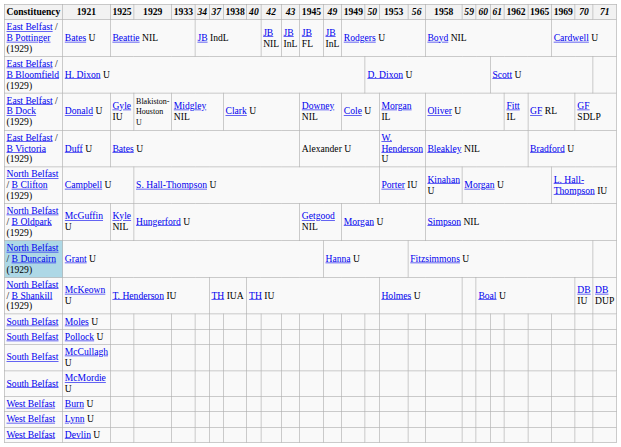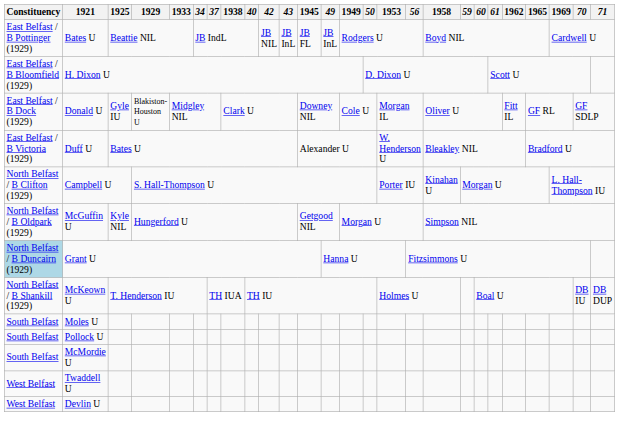- row: (86, 357)
- row: (79, 404)
- row: (79, 419)
+ row: (83, 383)
